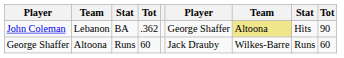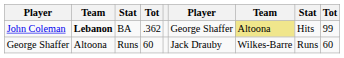(92, 28) normal -> (93, 28) bold
(325, 28) 90 -> (328, 28) 99
